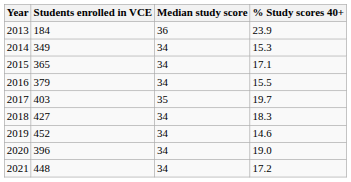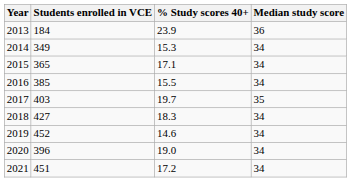columns swapped: (202, 13) <-> (298, 13)
(42, 82) 379 -> (42, 82) 385
(42, 168) 448 -> (42, 168) 451
